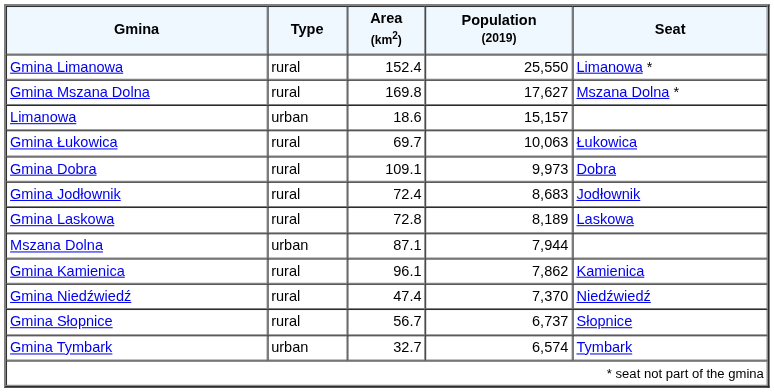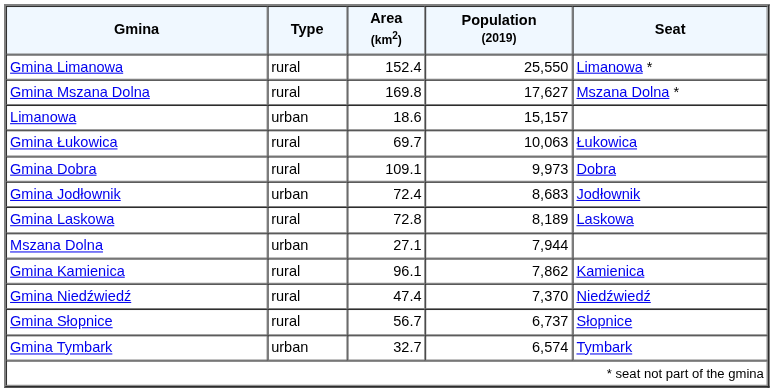(286, 194) rural -> (290, 194) urban
(407, 245) 87.1 -> (407, 245) 27.1
